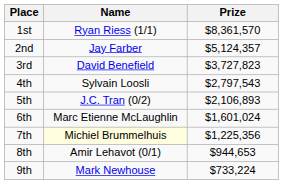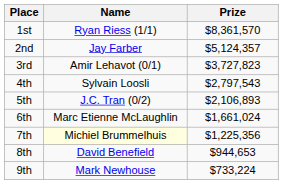(115, 65) David Benefield -> (115, 65) Amir Lehavot (0/1)
(233, 118) $1,601,024 -> (233, 118) $1,661,024
(115, 153) Amir Lehavot (0/1) -> (115, 153) David Benefield
